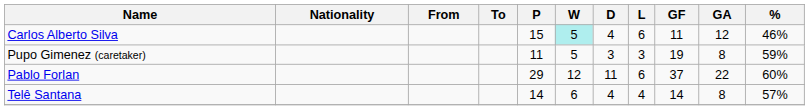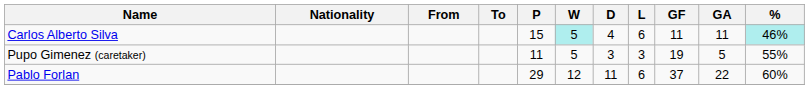(722, 35) 12 -> (722, 35) 11
(775, 35) no background -> (775, 35) paleturquoise background
(722, 55) 8 -> (722, 55) 5
(775, 55) 59% -> (775, 55) 55%
- row: (44, 95)
